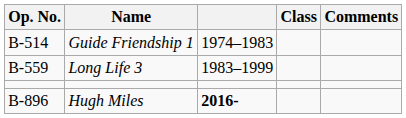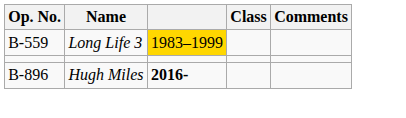- row: (28, 42)
(237, 67) no background -> (187, 42) gold background
